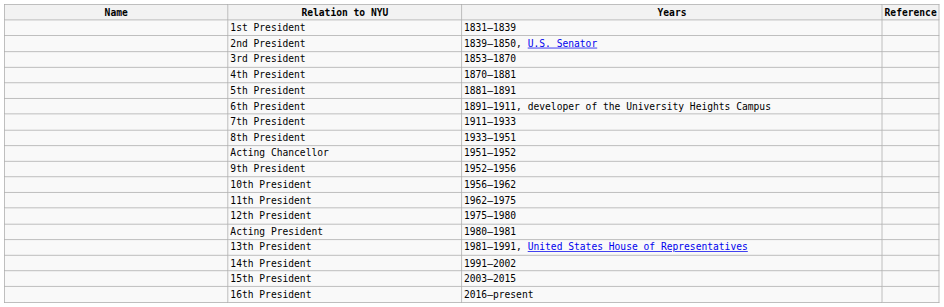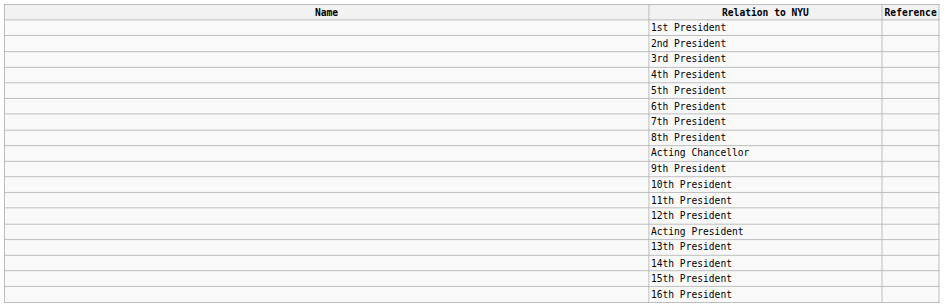- column: (672, 12)
